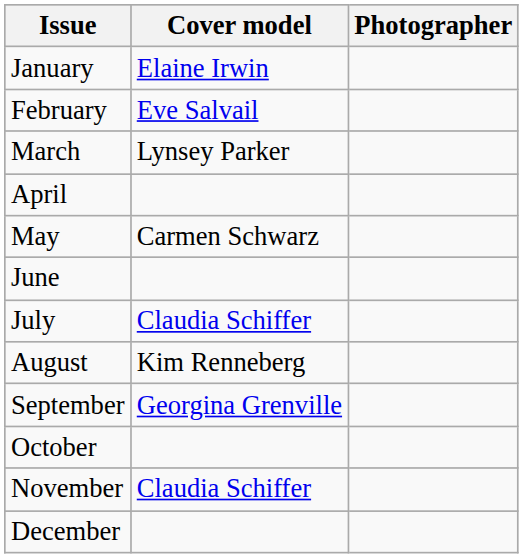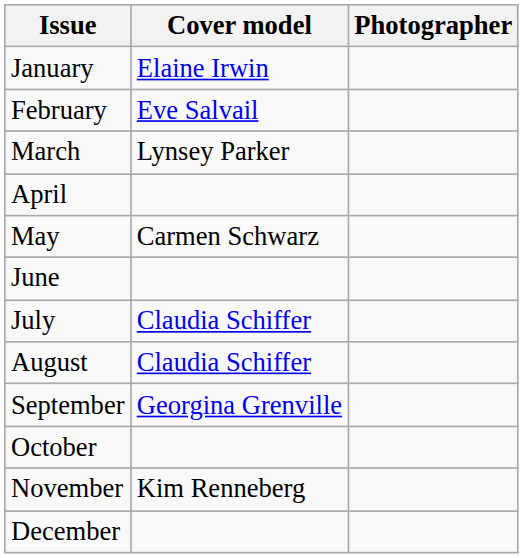(221, 362) Kim Renneberg -> (224, 362) Claudia Schiffer
(224, 488) Claudia Schiffer -> (221, 488) Kim Renneberg
